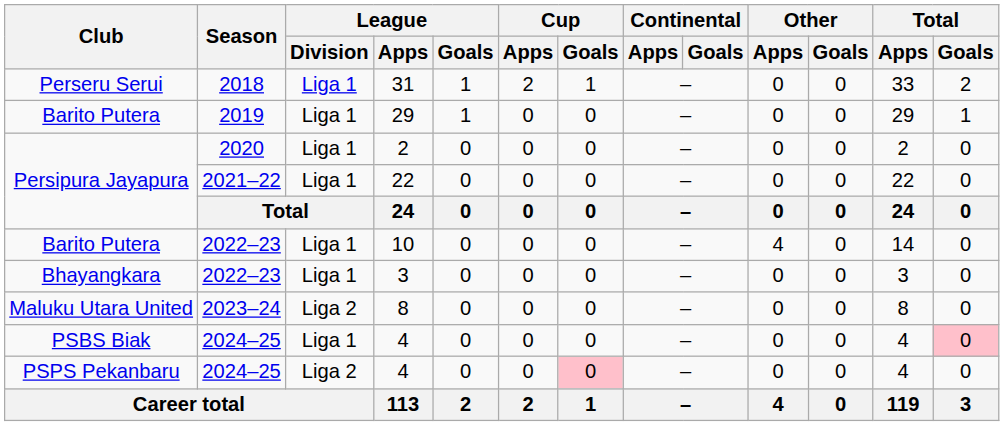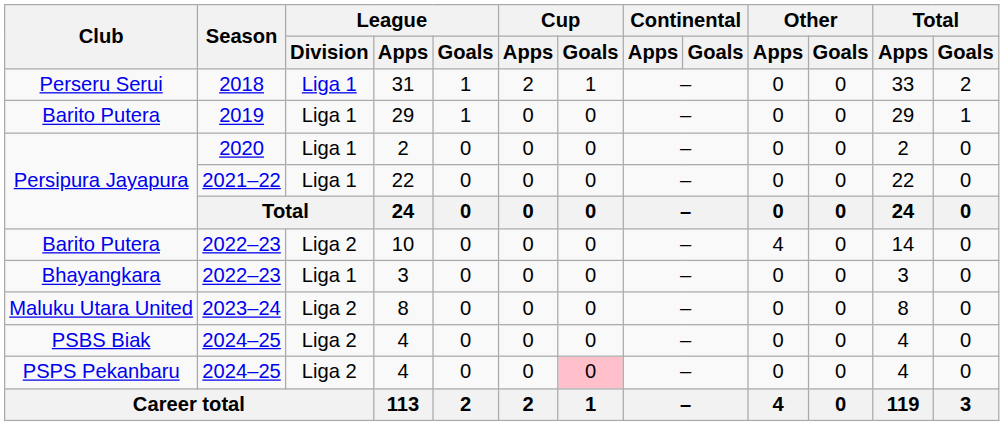(329, 244) Liga 1 -> (329, 244) Liga 2
(329, 340) Liga 1 -> (329, 340) Liga 2
(966, 340) pink background -> (966, 340) no background
